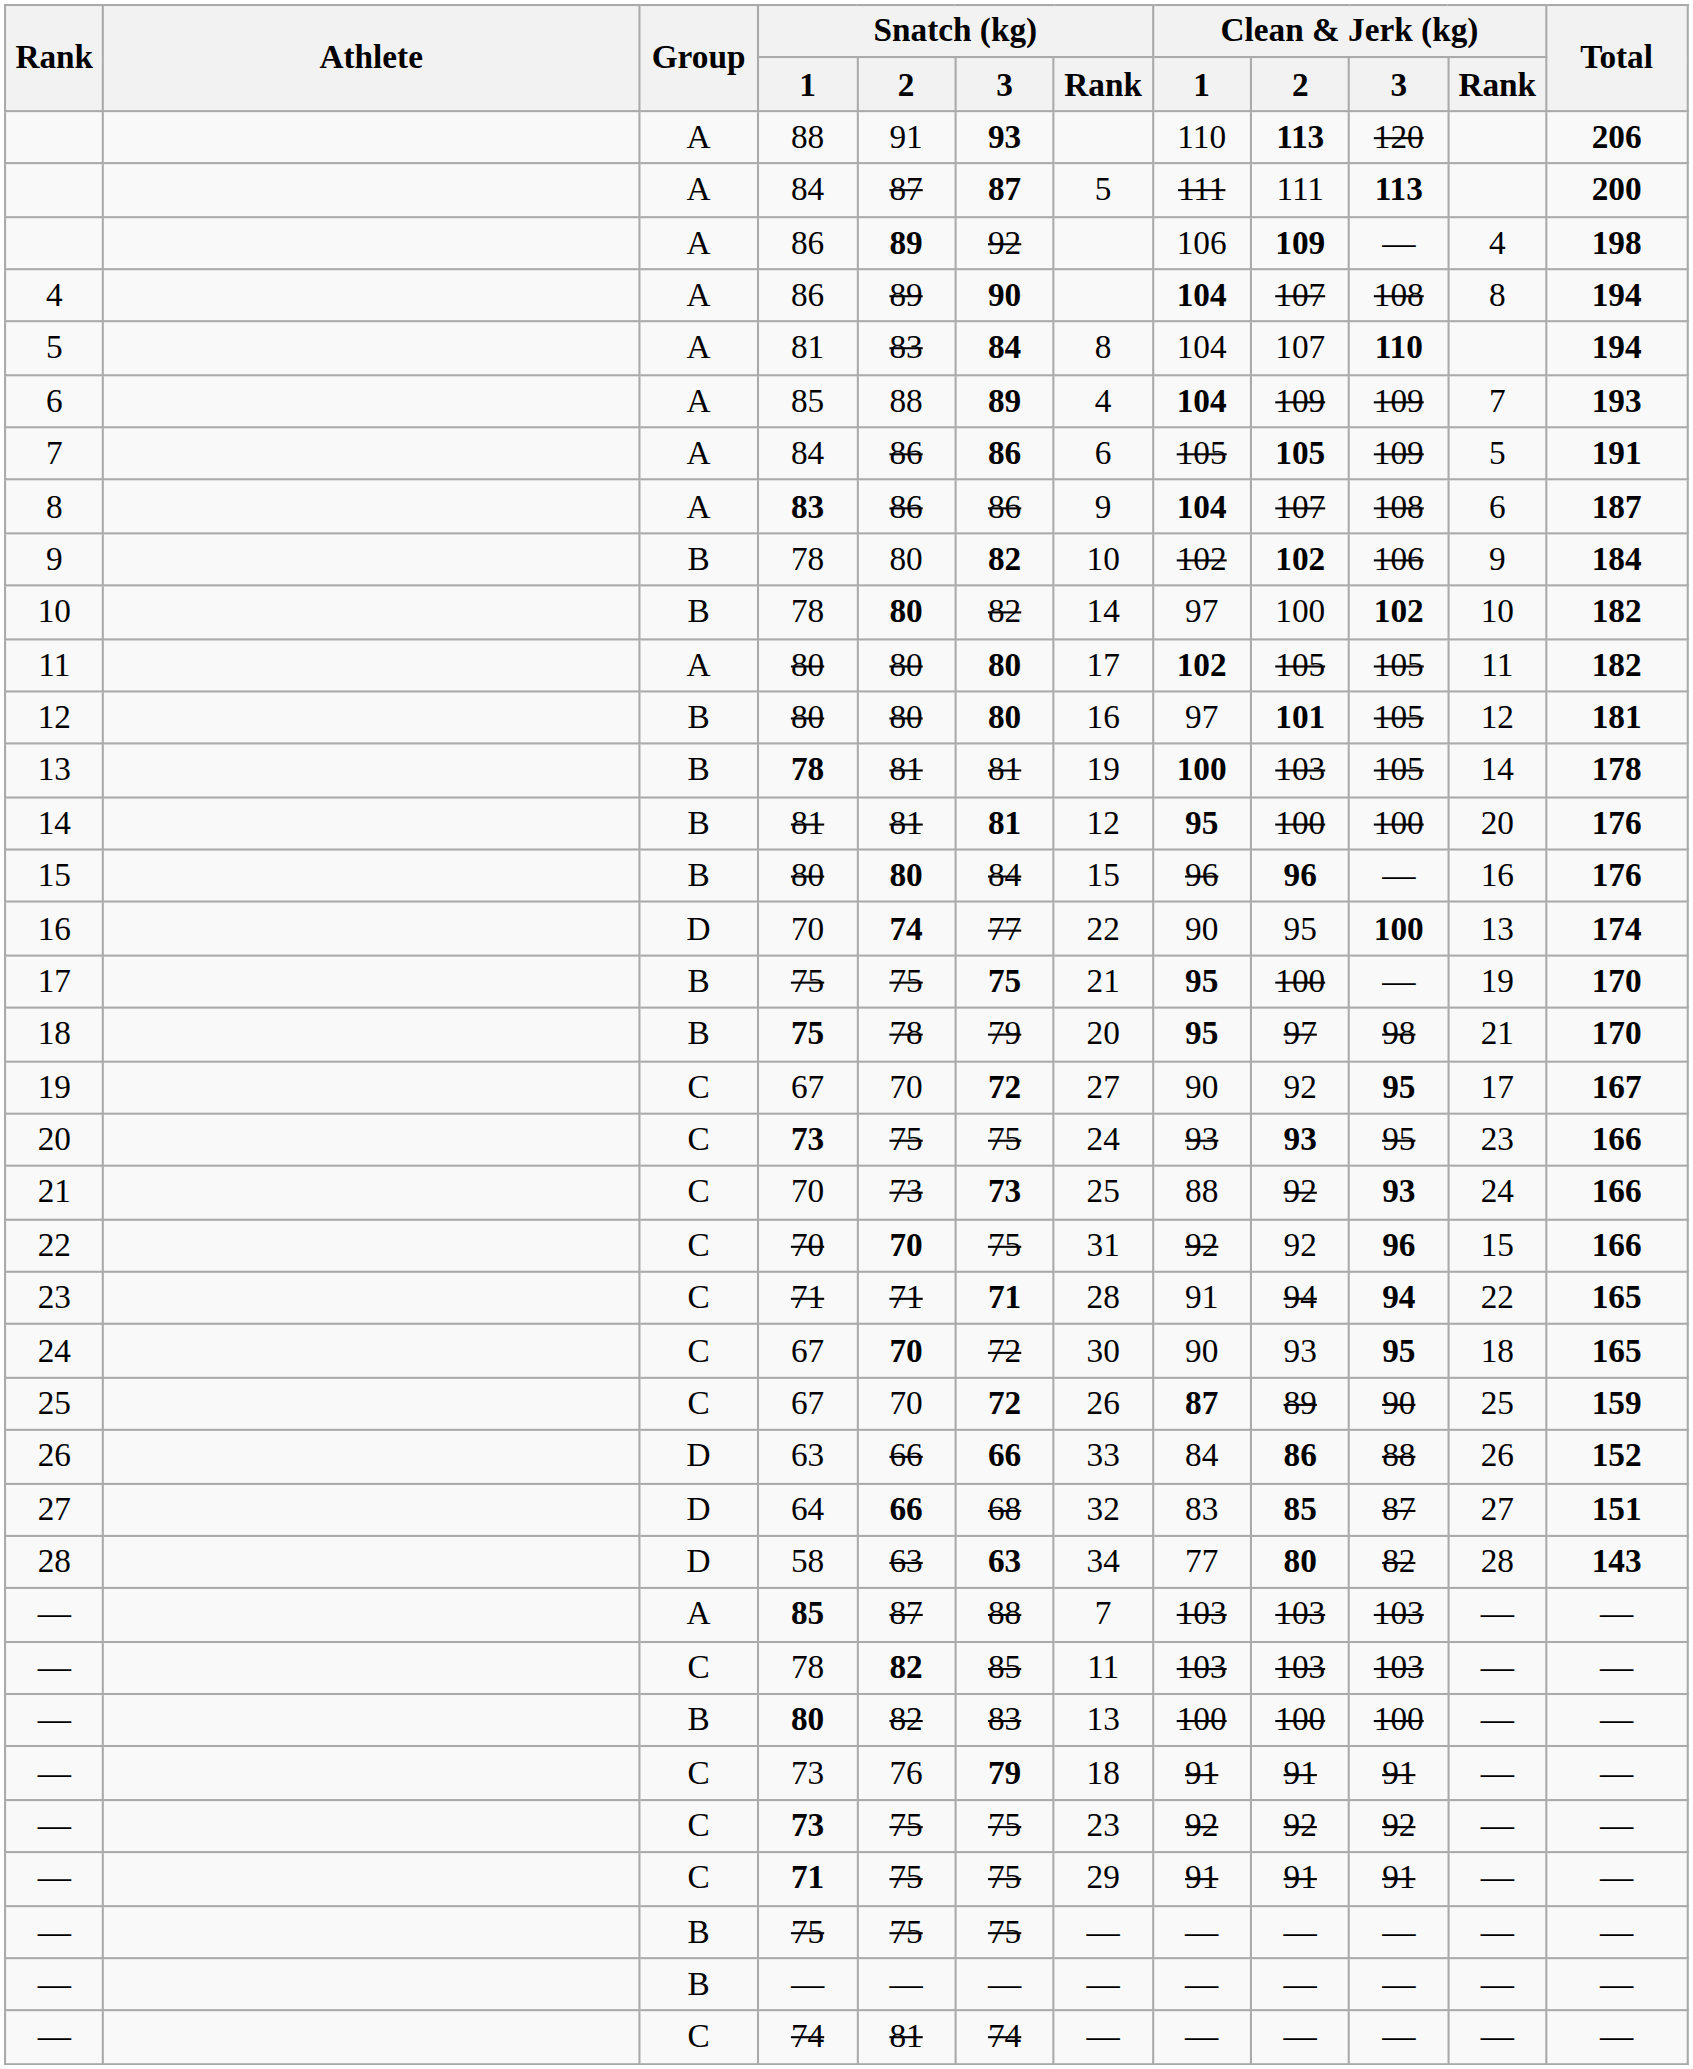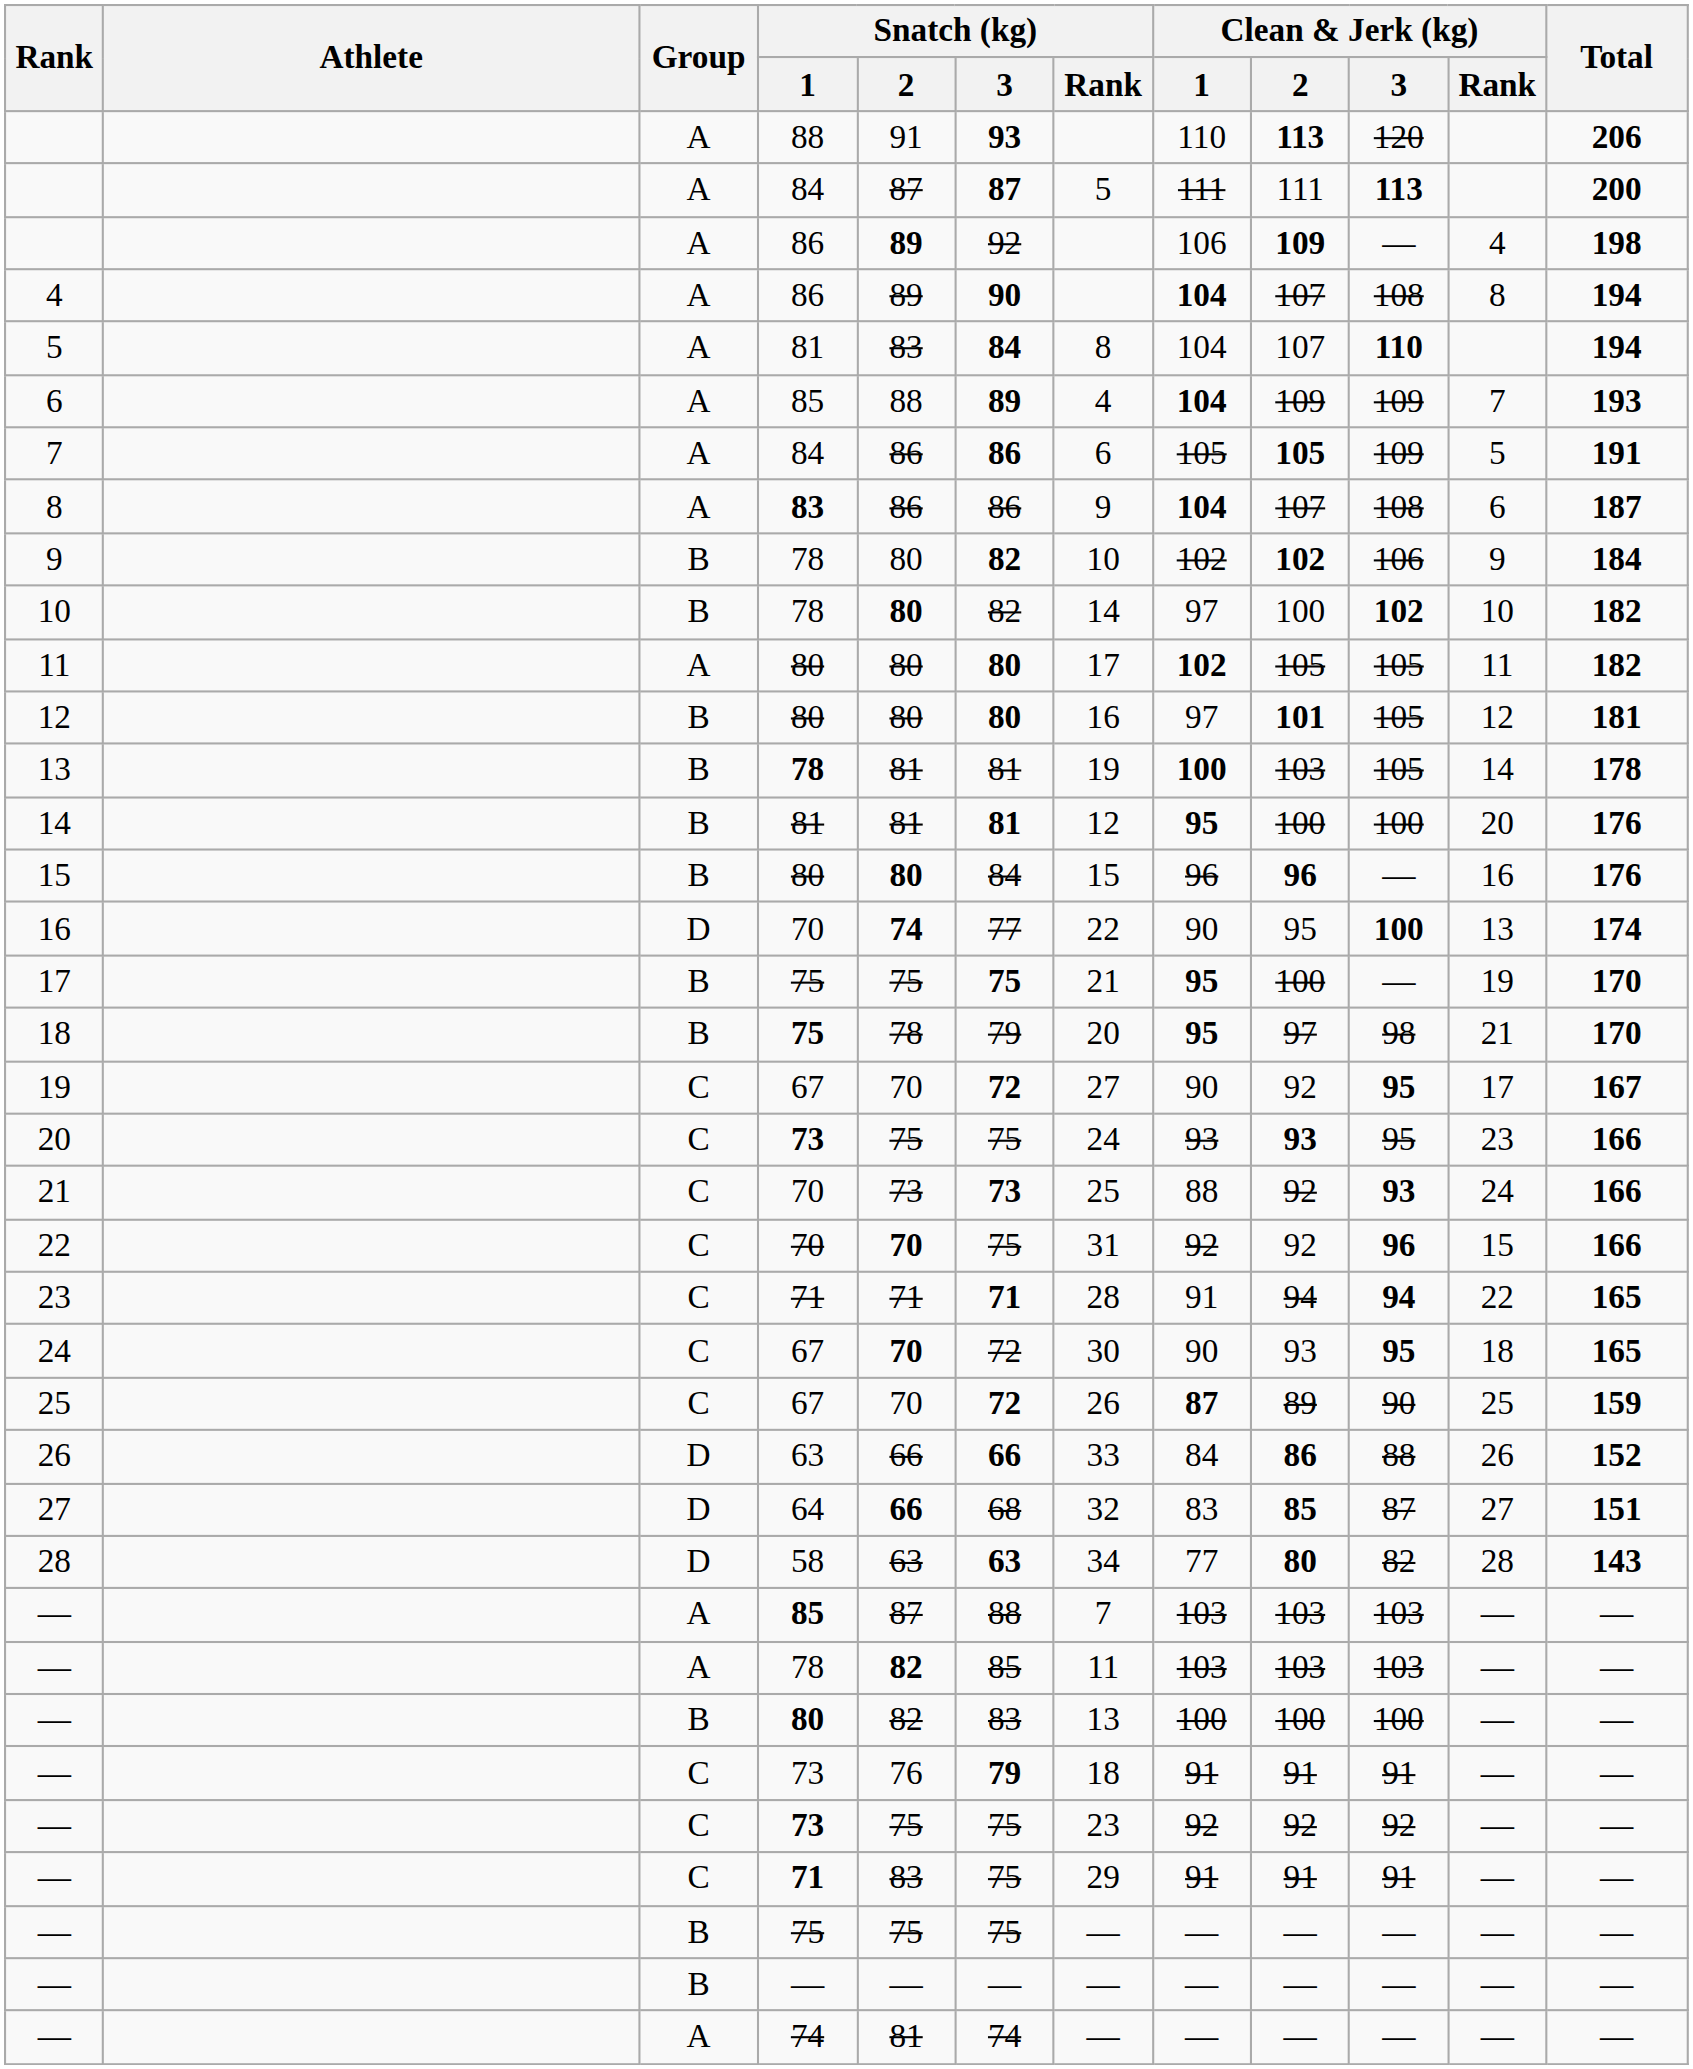(699, 1667) C -> (699, 1667) A
(906, 1878) 75 -> (906, 1878) 83
(699, 2036) C -> (699, 2036) A
